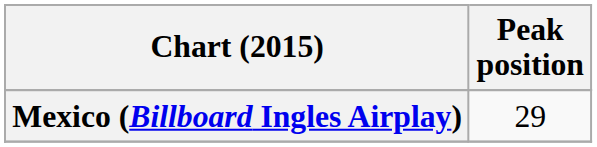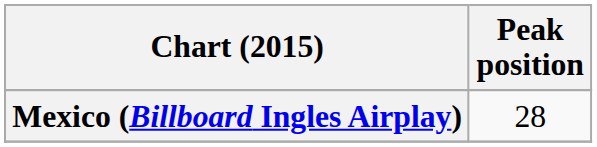(530, 115) 29 -> (530, 115) 28
